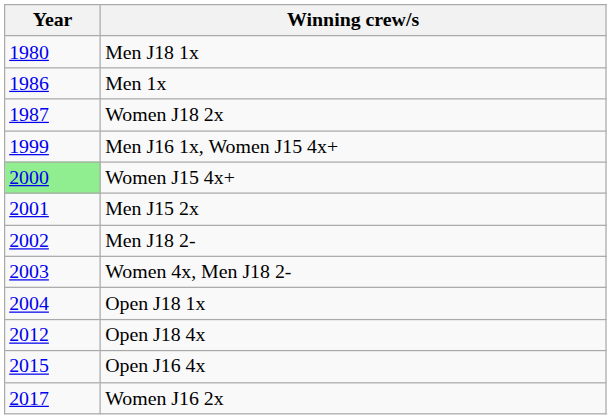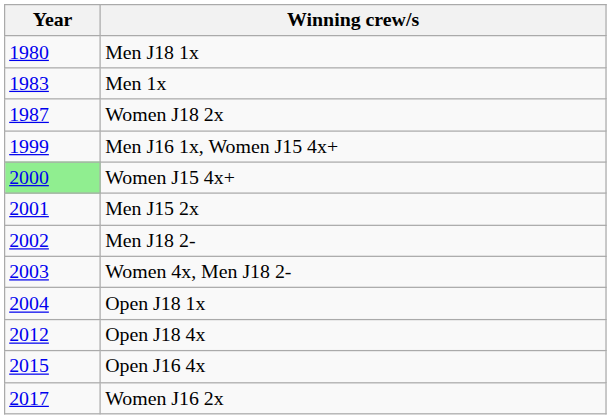(29, 83) 1986 -> (29, 83) 1983
